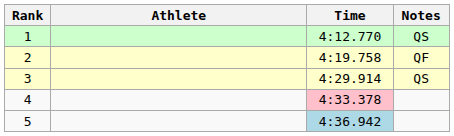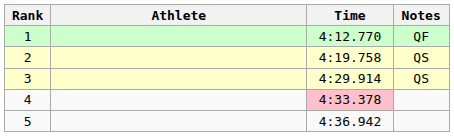(421, 36) QS -> (421, 36) QF
(421, 57) QF -> (421, 57) QS
(350, 121) lightblue background -> (350, 121) no background
